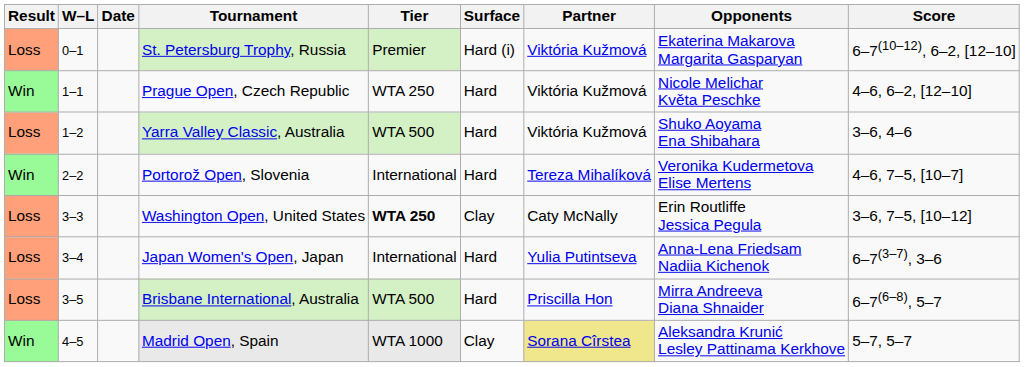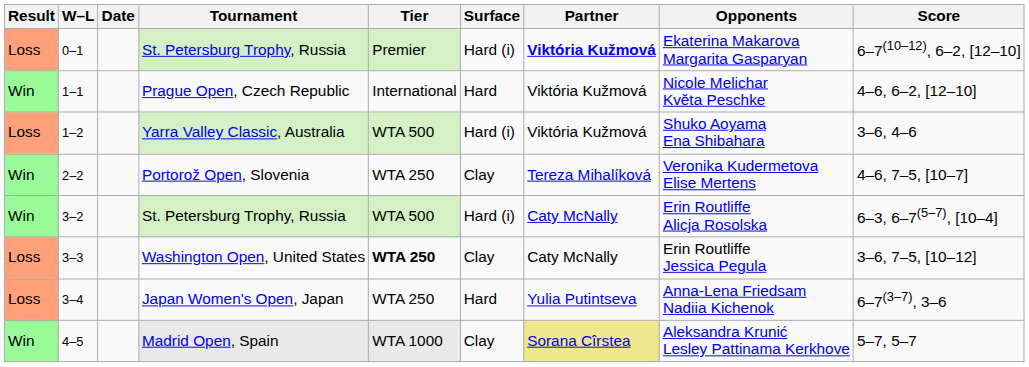(587, 49) normal -> (592, 49) bold
(403, 91) WTA 250 -> (414, 91) International
(480, 132) Hard -> (489, 132) Hard (i)
(414, 174) International -> (403, 174) WTA 250
(480, 174) Hard -> (479, 174) Clay
+ row: (73, 217)
(414, 257) International -> (403, 299) WTA 250
- row: (73, 300)
